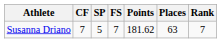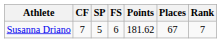(116, 29) 7 -> (116, 29) 6
(172, 29) 63 -> (172, 29) 67
